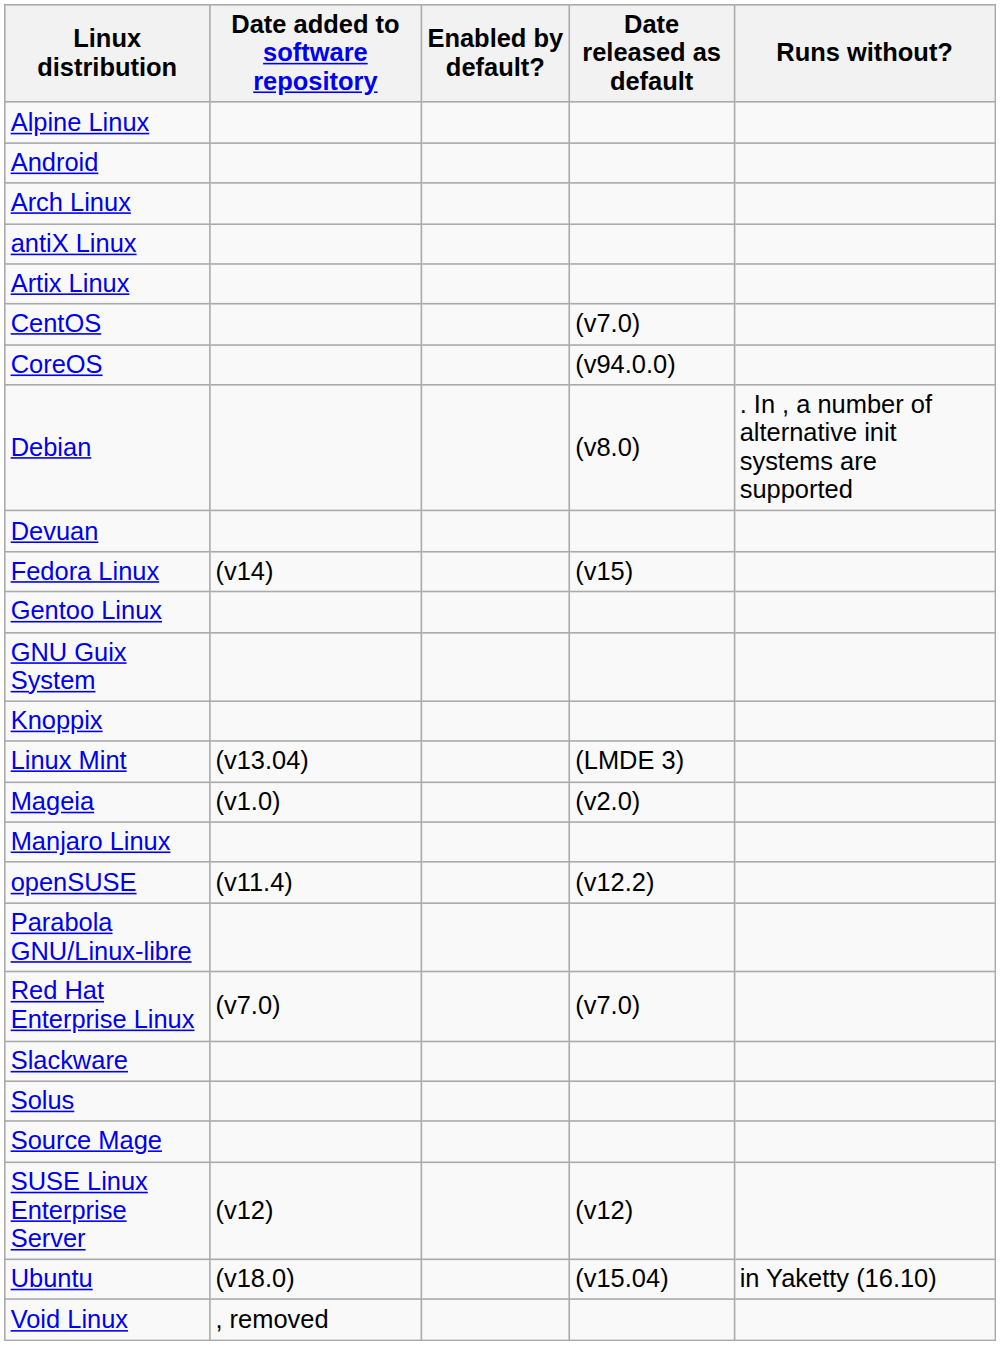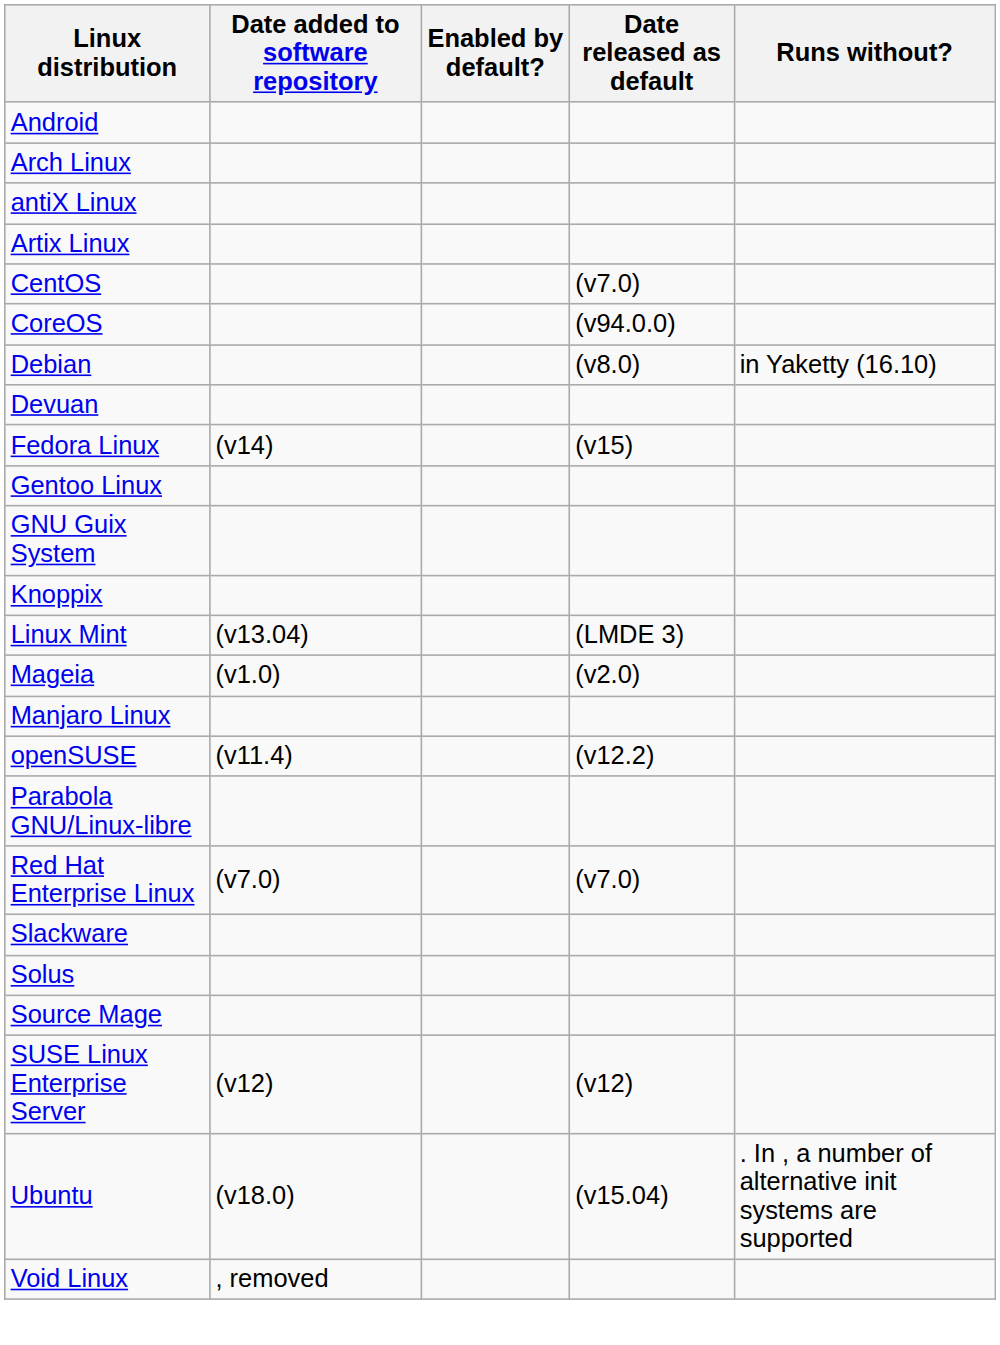- row: (80, 122)
(836, 447) . In , a number of alternative init systems are supported -> (838, 364) in Yaketty (16.10)
(838, 1279) in Yaketty (16.10) -> (836, 1195) . In , a number of alternative init systems are supported
